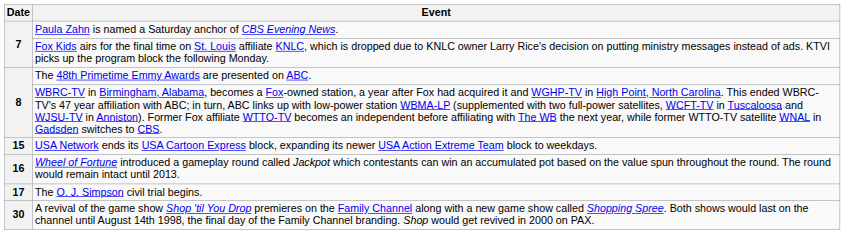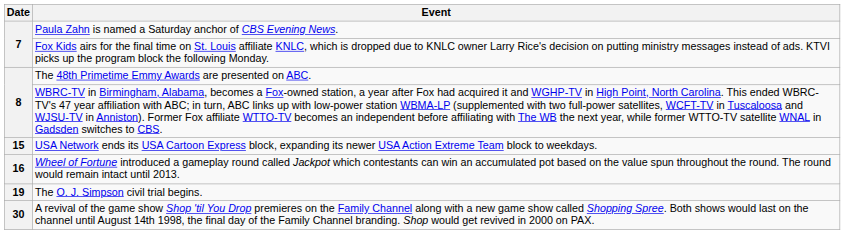(18, 192) 17 -> (18, 192) 19
